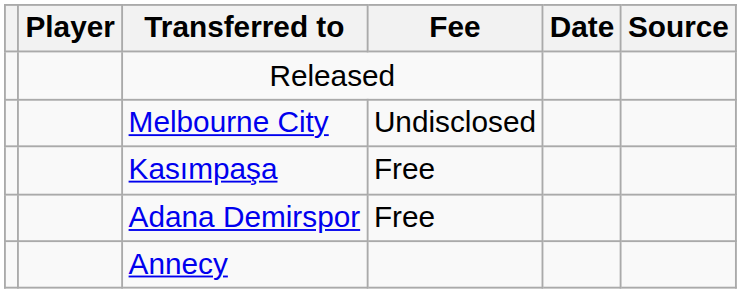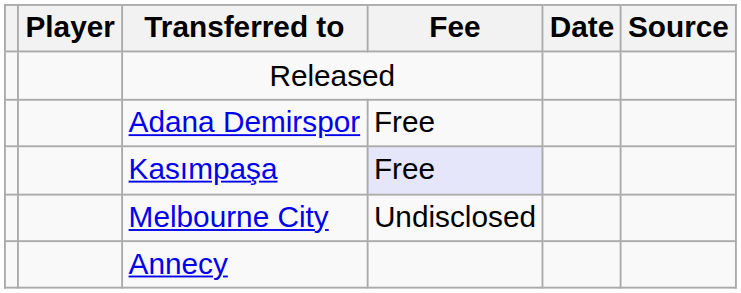rows swapped: (244, 216) <-> (229, 122)
(404, 169) no background -> (404, 169) lavender background
